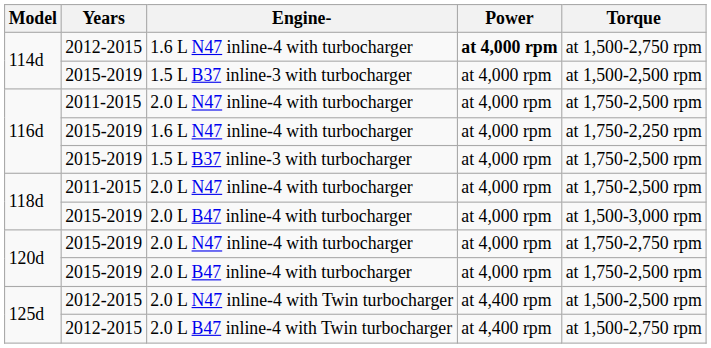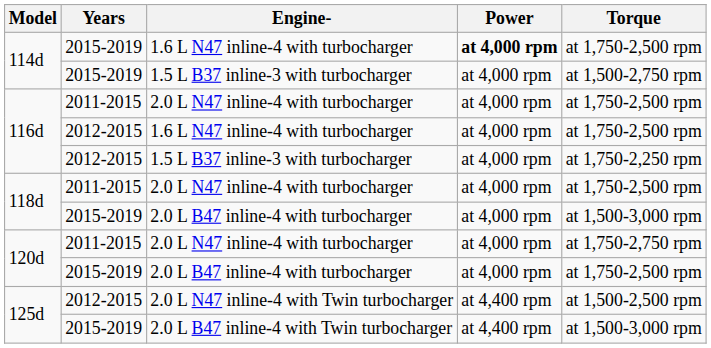(104, 46) 2012-2015 -> (104, 46) 2015-2019
(634, 46) at 1,500-2,750 rpm -> (634, 46) at 1,750-2,500 rpm
(634, 74) at 1,500-2,500 rpm -> (634, 74) at 1,500-2,750 rpm
(104, 131) 2015-2019 -> (104, 131) 2012-2015
(634, 131) at 1,750-2,250 rpm -> (634, 131) at 1,750-2,500 rpm
(104, 159) 2015-2019 -> (104, 159) 2012-2015
(634, 159) at 1,750-2,500 rpm -> (634, 159) at 1,750-2,250 rpm
(104, 243) 2015-2019 -> (103, 243) 2011-2015
(104, 328) 2012-2015 -> (104, 328) 2015-2019
(634, 328) at 1,500-2,750 rpm -> (634, 328) at 1,500-3,000 rpm
